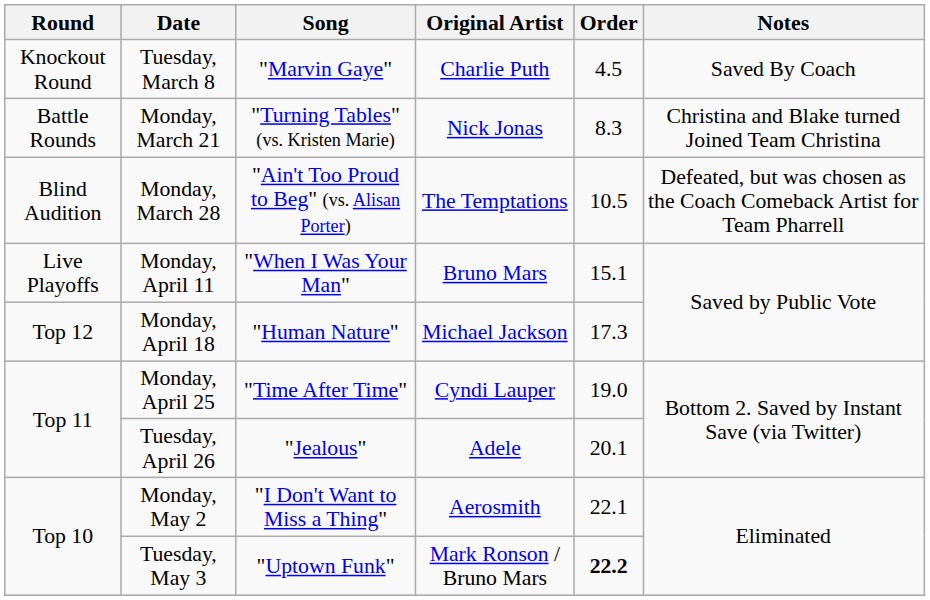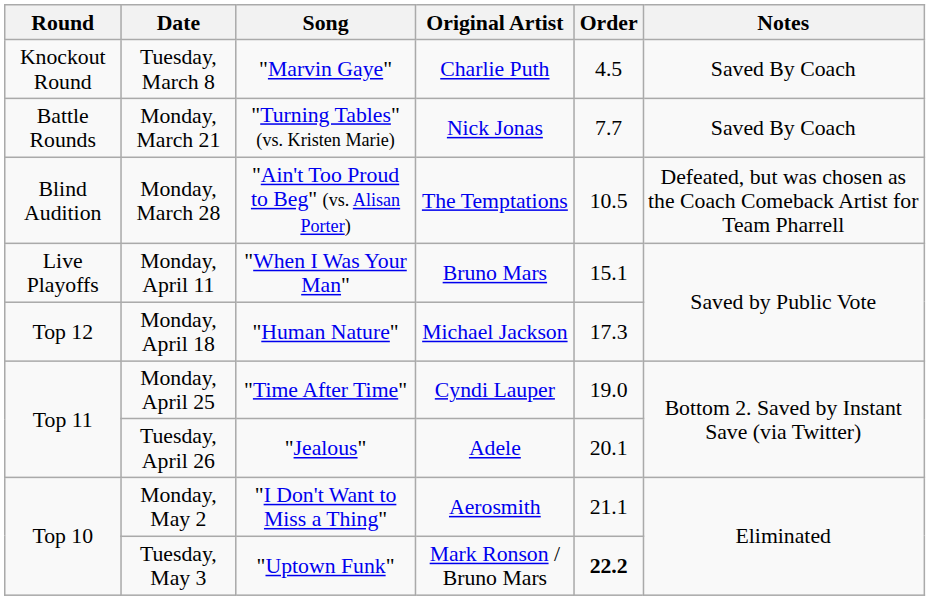(609, 128) 8.3 -> (609, 128) 7.7
(783, 128) Christina and Blake turned Joined Team Christina -> (783, 128) Saved By Coach
(609, 507) 22.1 -> (609, 507) 21.1
